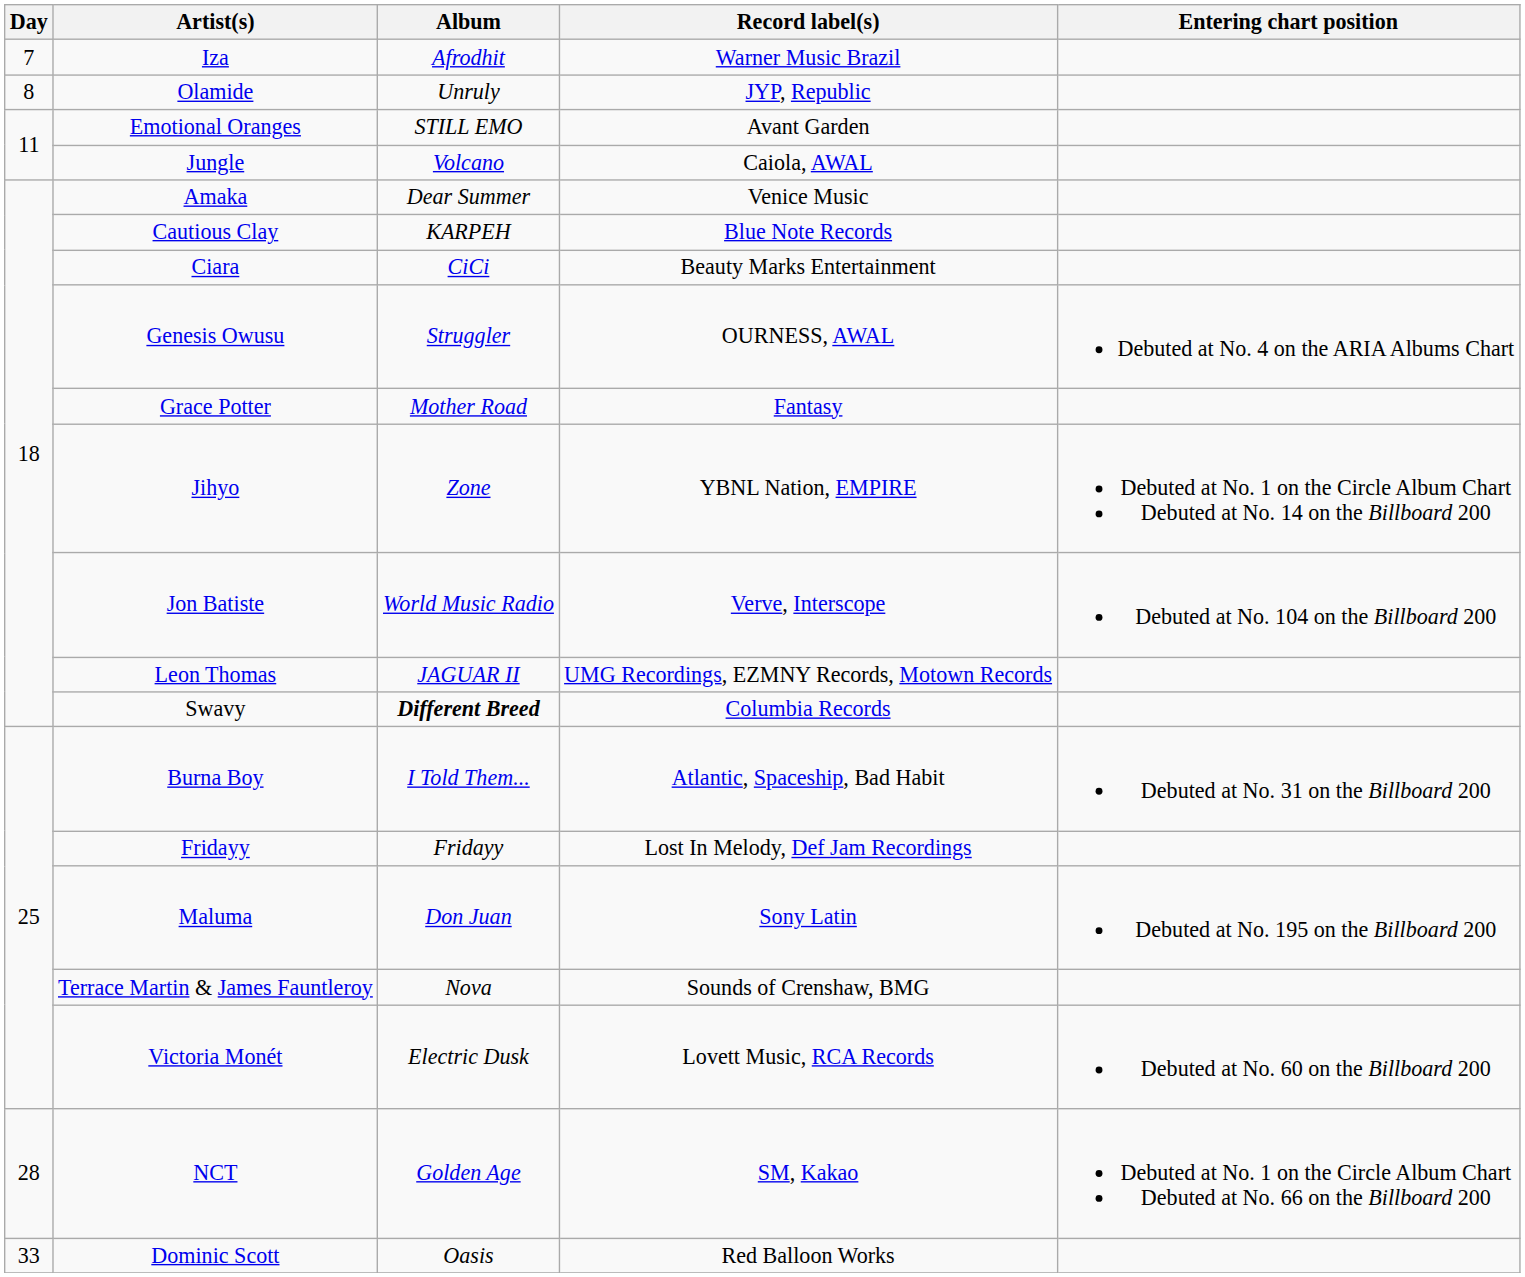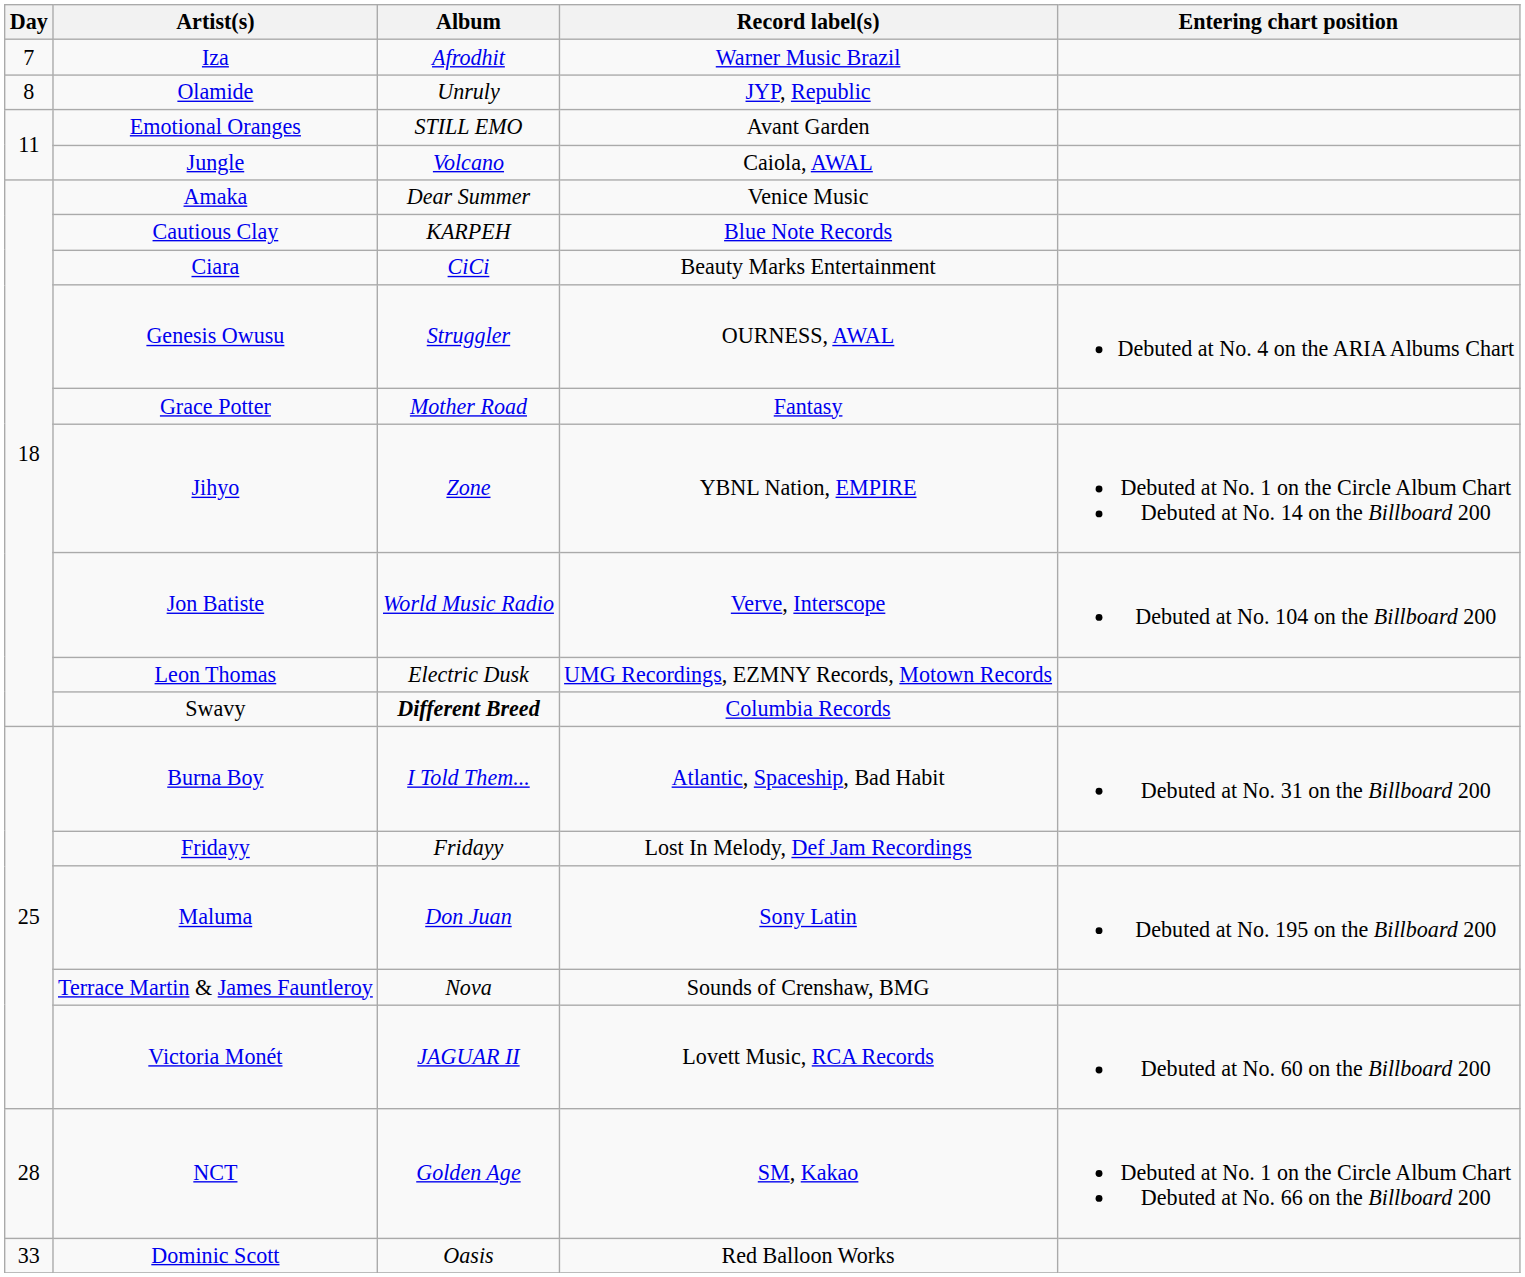(468, 674) JAGUAR II -> (468, 674) Electric Dusk
(468, 1056) Electric Dusk -> (468, 1056) JAGUAR II
